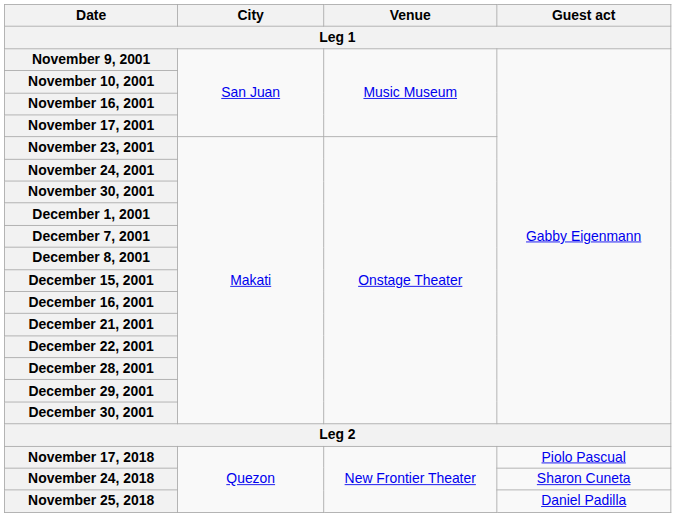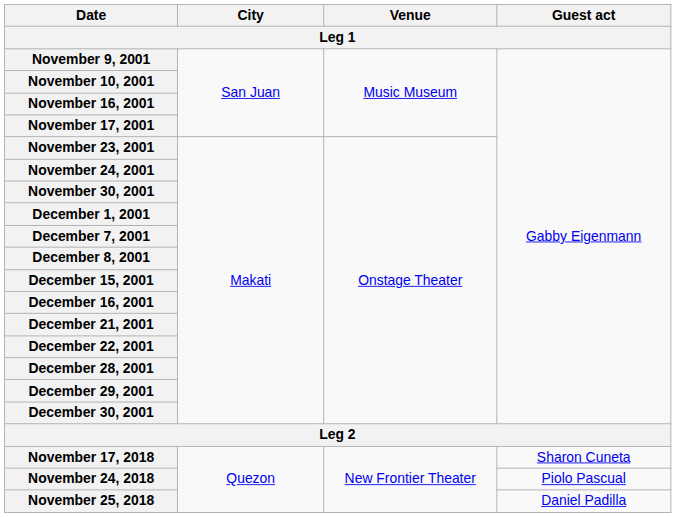(584, 457) Piolo Pascual -> (584, 457) Sharon Cuneta
(584, 479) Sharon Cuneta -> (584, 479) Piolo Pascual
